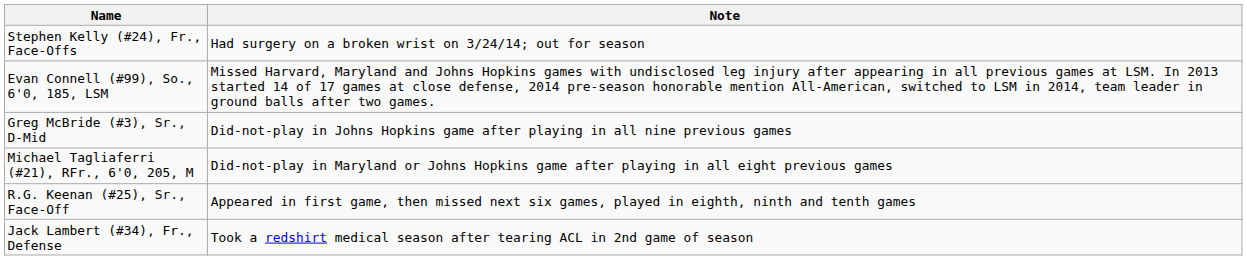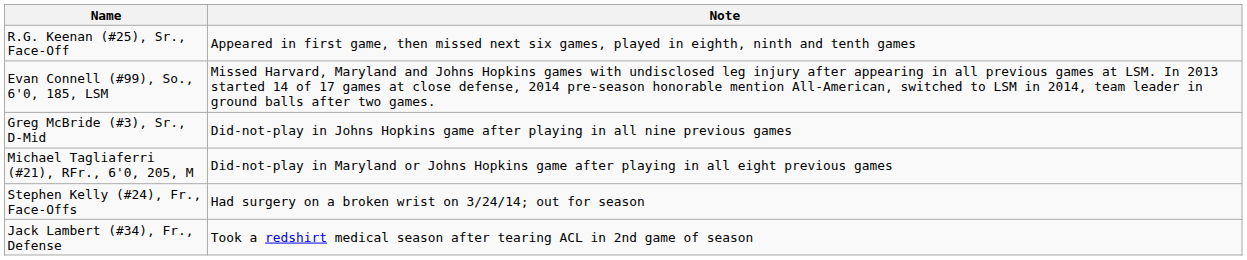rows swapped: (97, 202) <-> (104, 43)
